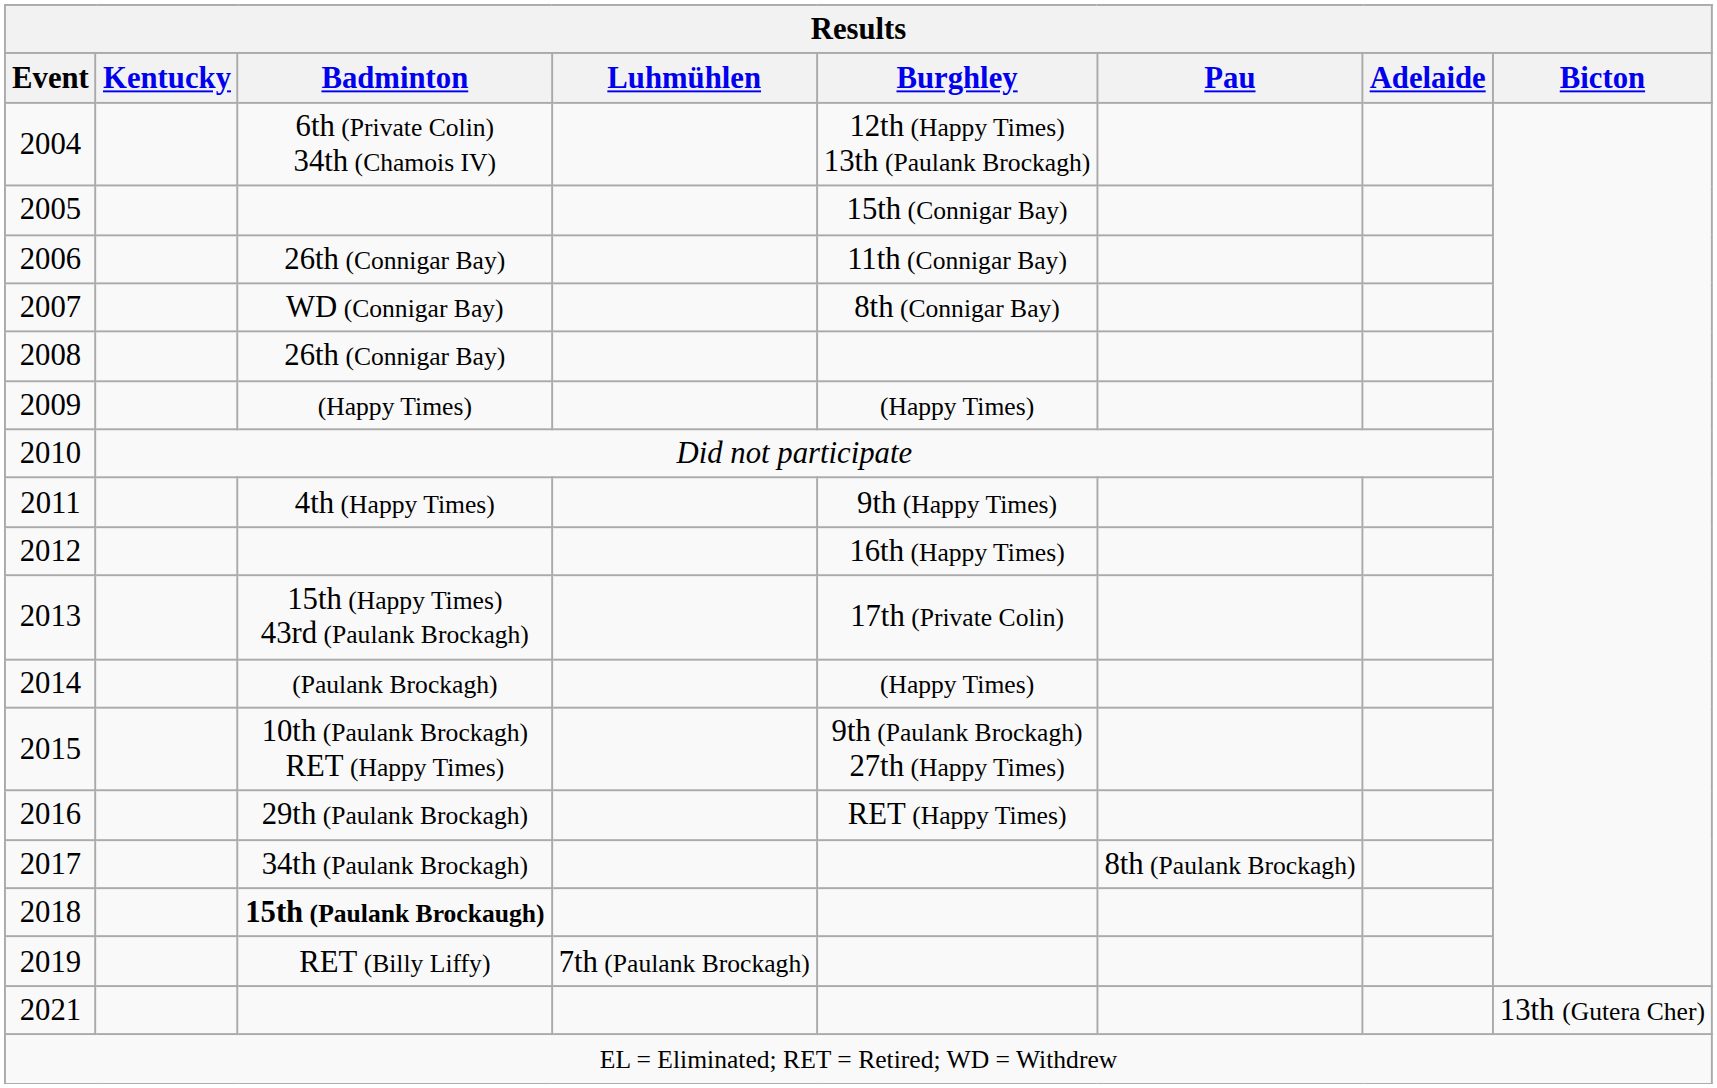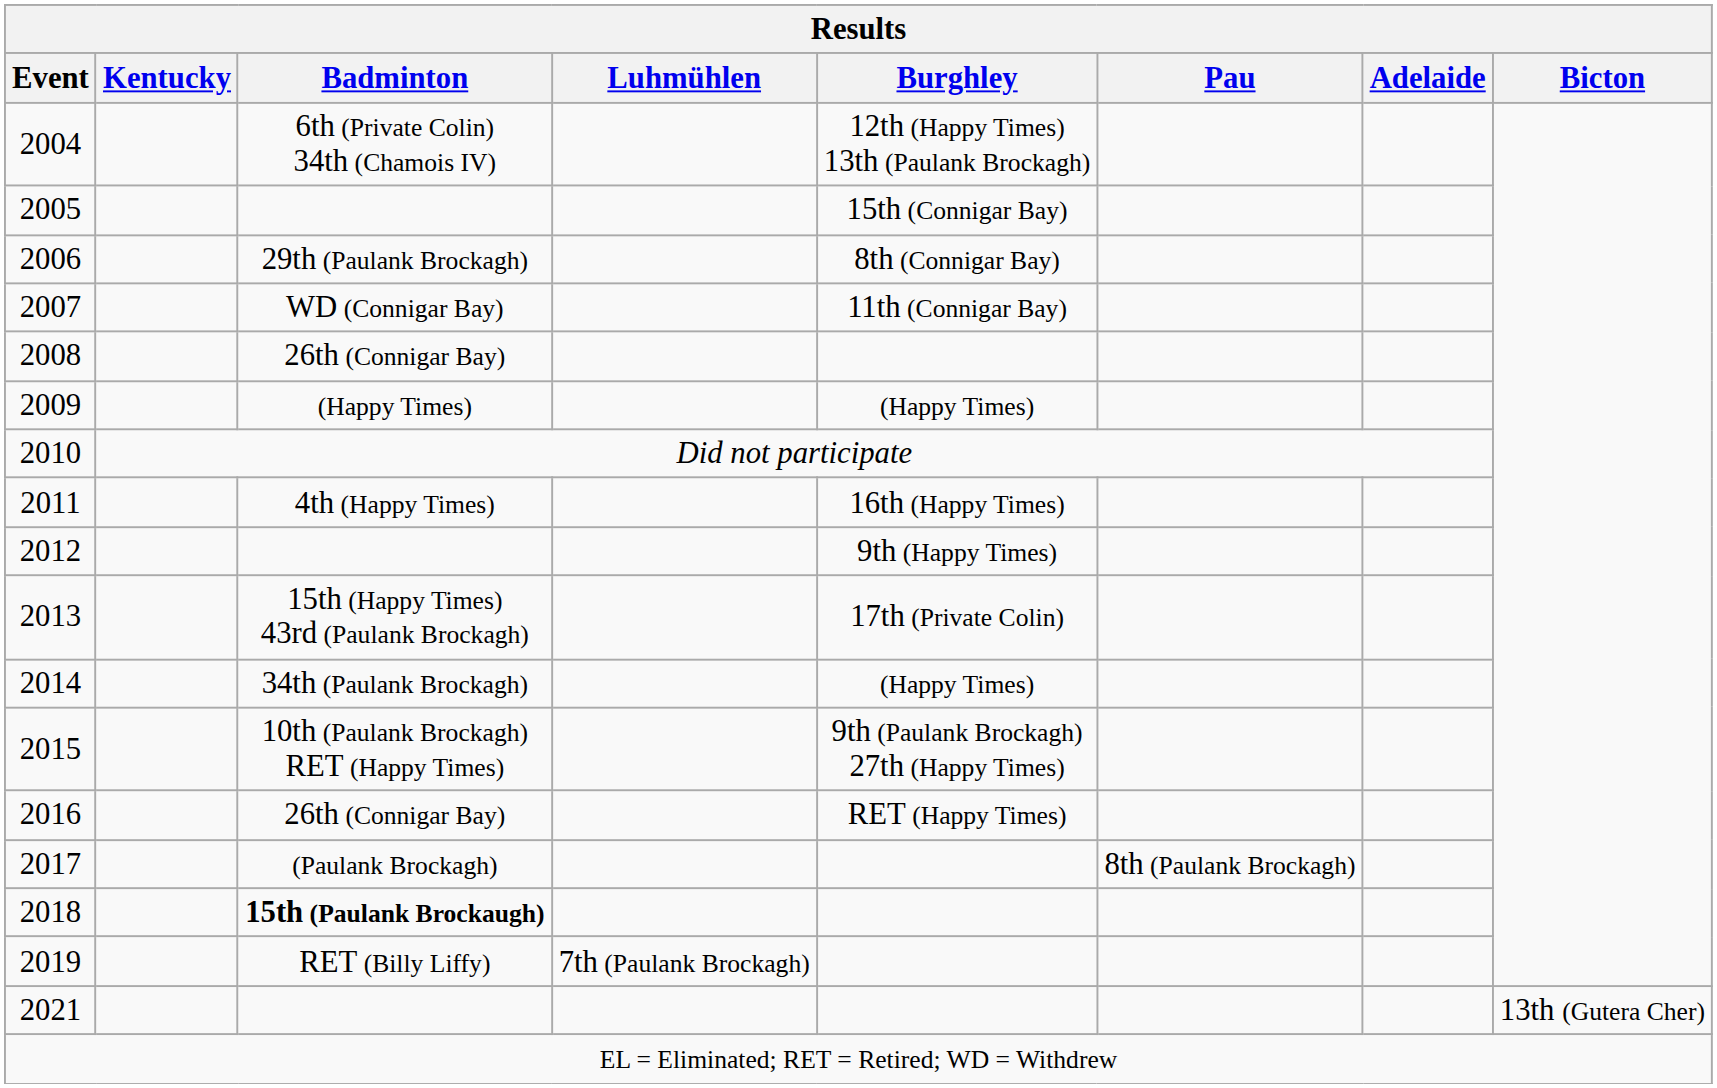(395, 258) 26th (Connigar Bay) -> (395, 258) 29th (Paulank Brockagh)
(957, 258) 11th (Connigar Bay) -> (957, 258) 8th (Connigar Bay)
(957, 307) 8th (Connigar Bay) -> (957, 307) 11th (Connigar Bay)
(957, 501) 9th (Happy Times) -> (957, 501) 16th (Happy Times)
(957, 550) 16th (Happy Times) -> (957, 550) 9th (Happy Times)
(395, 684) (Paulank Brockagh) -> (395, 682) 34th (Paulank Brockagh)
(395, 814) 29th (Paulank Brockagh) -> (395, 814) 26th (Connigar Bay)
(395, 863) 34th (Paulank Brockagh) -> (395, 865) (Paulank Brockagh)
